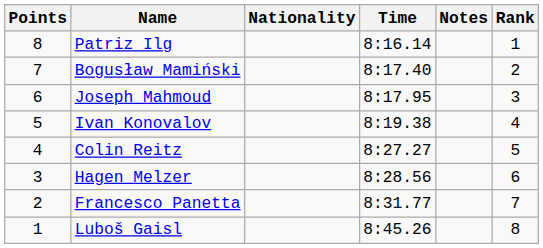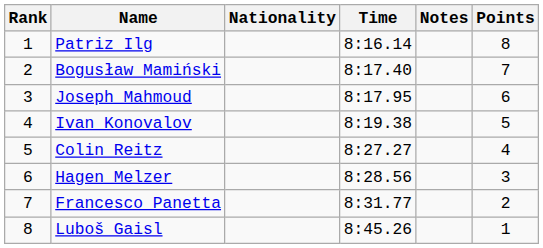columns swapped: (515, 18) <-> (38, 18)
